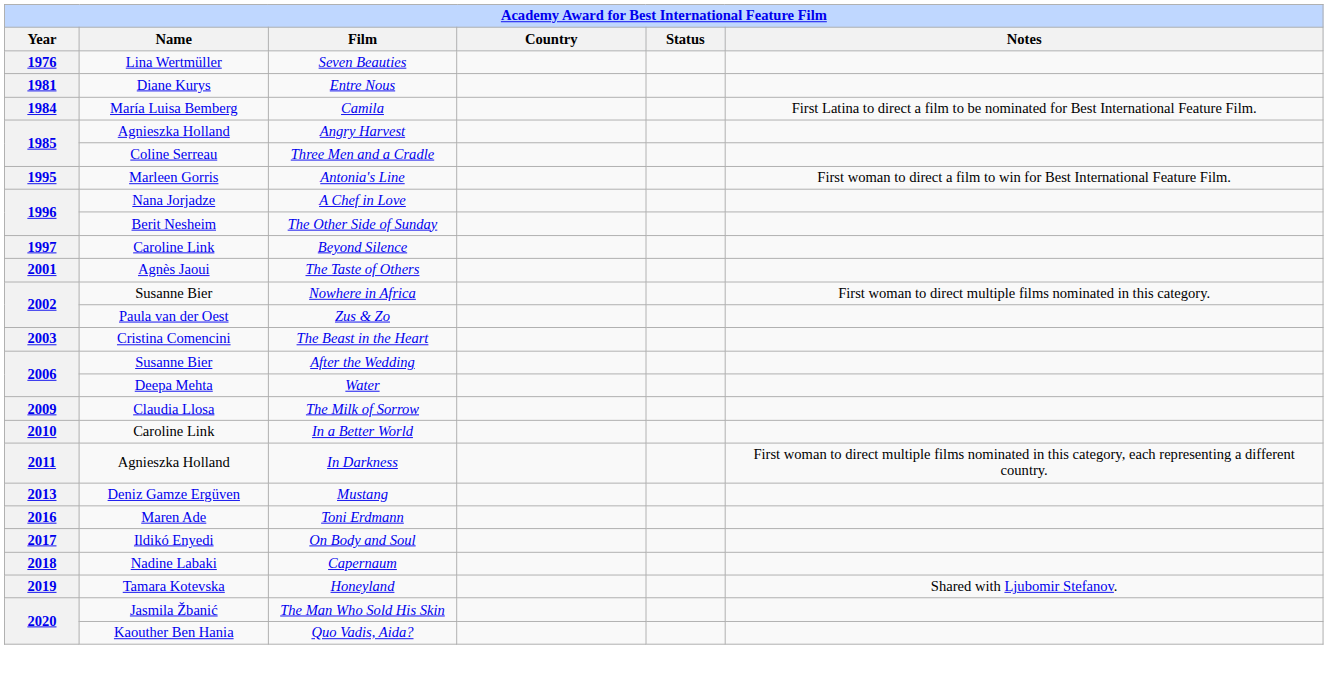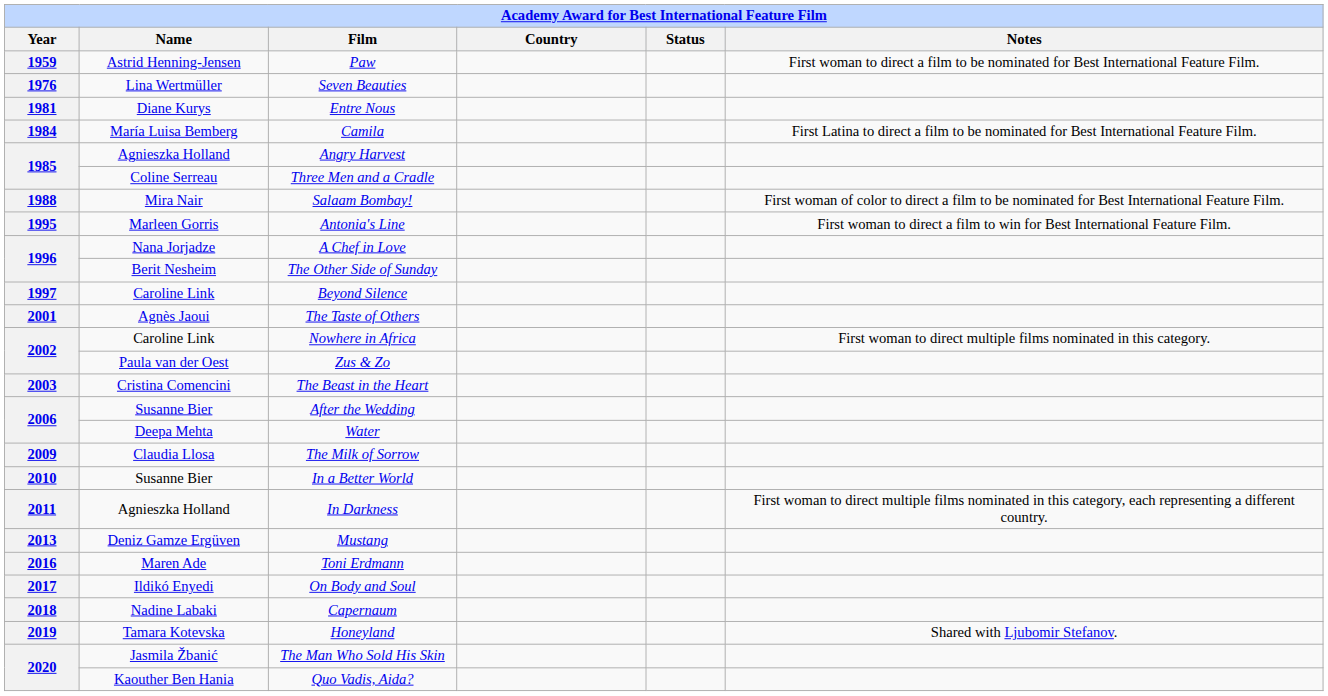+ row: (362, 62)
+ row: (362, 200)
(174, 293) Susanne Bier -> (174, 339) Caroline Link
(174, 431) Caroline Link -> (174, 477) Susanne Bier
